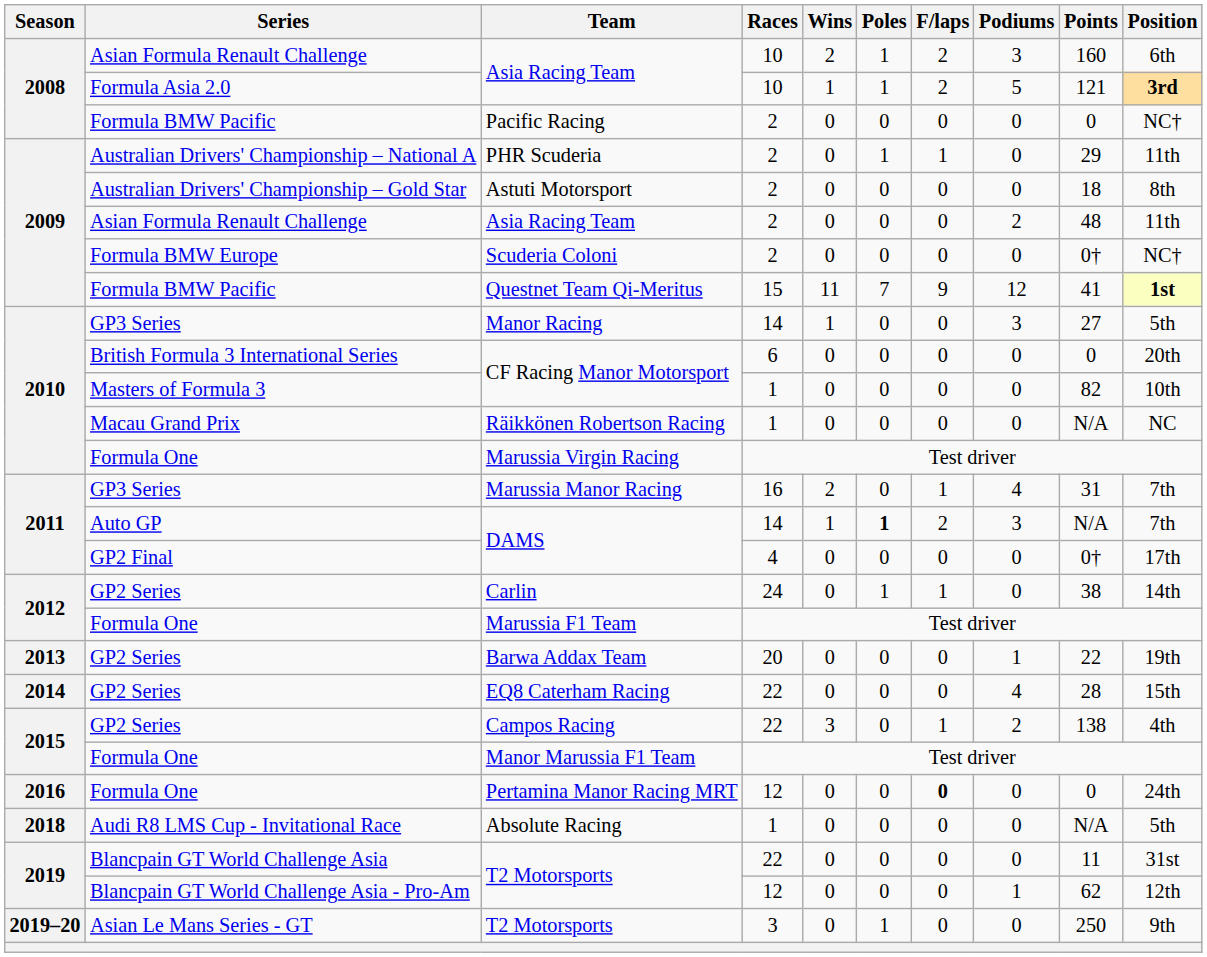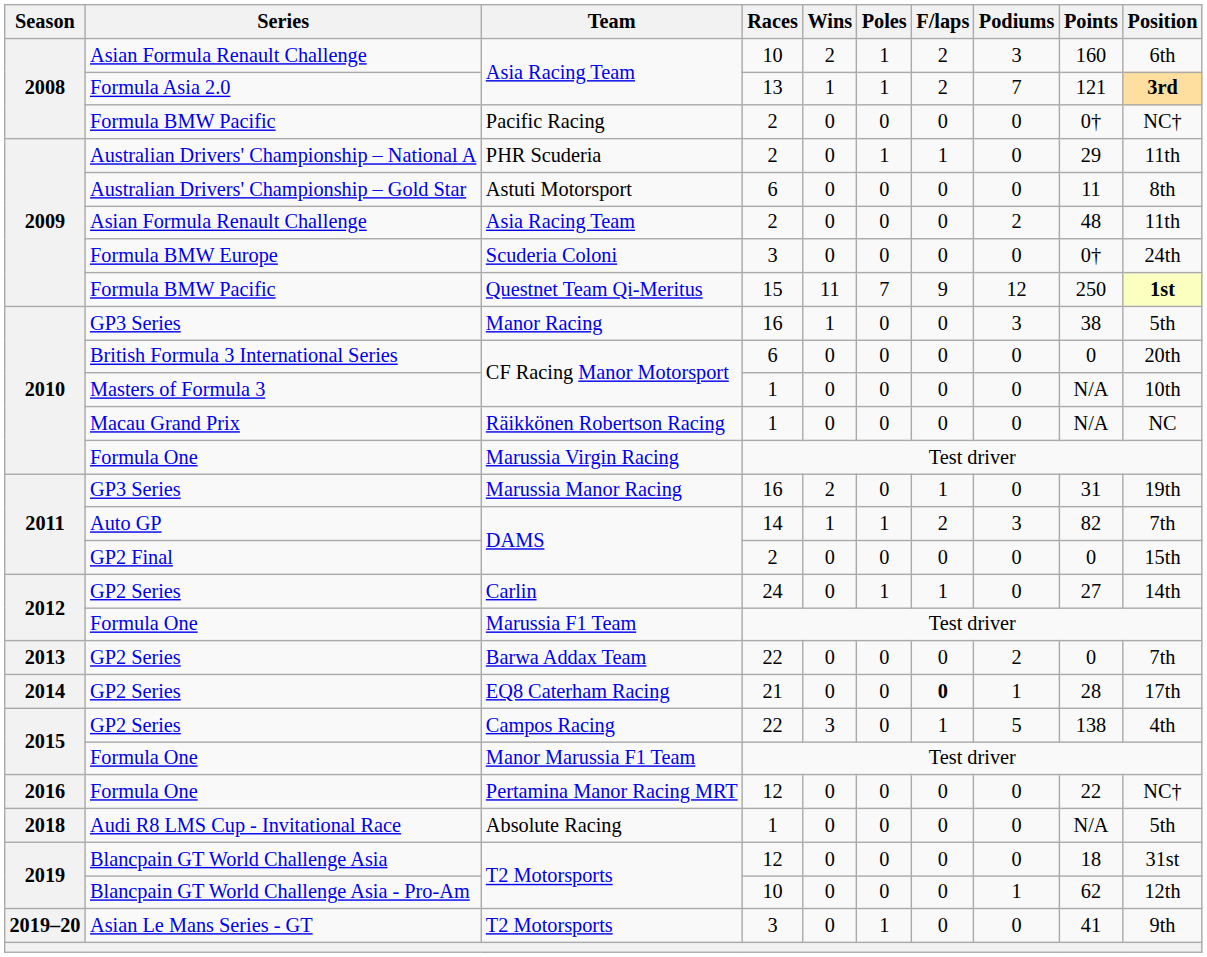(773, 88) 10 -> (773, 88) 13
(1017, 88) 5 -> (1017, 88) 7
(1091, 122) 0 -> (1091, 122) 0†
(773, 189) 2 -> (773, 189) 6
(1091, 189) 18 -> (1091, 189) 11
(773, 256) 2 -> (773, 256) 3
(1162, 256) NC† -> (1162, 256) 24th
(1091, 289) 41 -> (1091, 289) 250
(773, 323) 14 -> (773, 323) 16
(1091, 323) 27 -> (1091, 323) 38
(1091, 389) 82 -> (1091, 389) N/A
(1017, 490) 4 -> (1017, 490) 0
(1163, 490) 7th -> (1162, 490) 19th
(884, 523) bold -> (884, 523) normal
(1091, 523) N/A -> (1091, 523) 82
(773, 557) 4 -> (773, 557) 2
(1091, 557) 0† -> (1091, 557) 0
(1162, 557) 17th -> (1162, 557) 15th
(1091, 590) 38 -> (1091, 590) 27
(773, 657) 20 -> (773, 657) 22
(1017, 657) 1 -> (1017, 657) 2
(1091, 657) 22 -> (1091, 657) 0
(1162, 657) 19th -> (1163, 657) 7th
(773, 691) 22 -> (773, 691) 21
(943, 691) normal -> (943, 691) bold
(1017, 691) 4 -> (1017, 691) 1
(1162, 691) 15th -> (1162, 691) 17th
(1017, 724) 2 -> (1017, 724) 5
(943, 791) bold -> (943, 791) normal
(1091, 791) 0 -> (1091, 791) 22
(1162, 791) 24th -> (1162, 791) NC†
(773, 858) 22 -> (773, 858) 12
(1091, 858) 11 -> (1091, 858) 18
(773, 892) 12 -> (773, 892) 10
(1091, 925) 250 -> (1091, 925) 41
